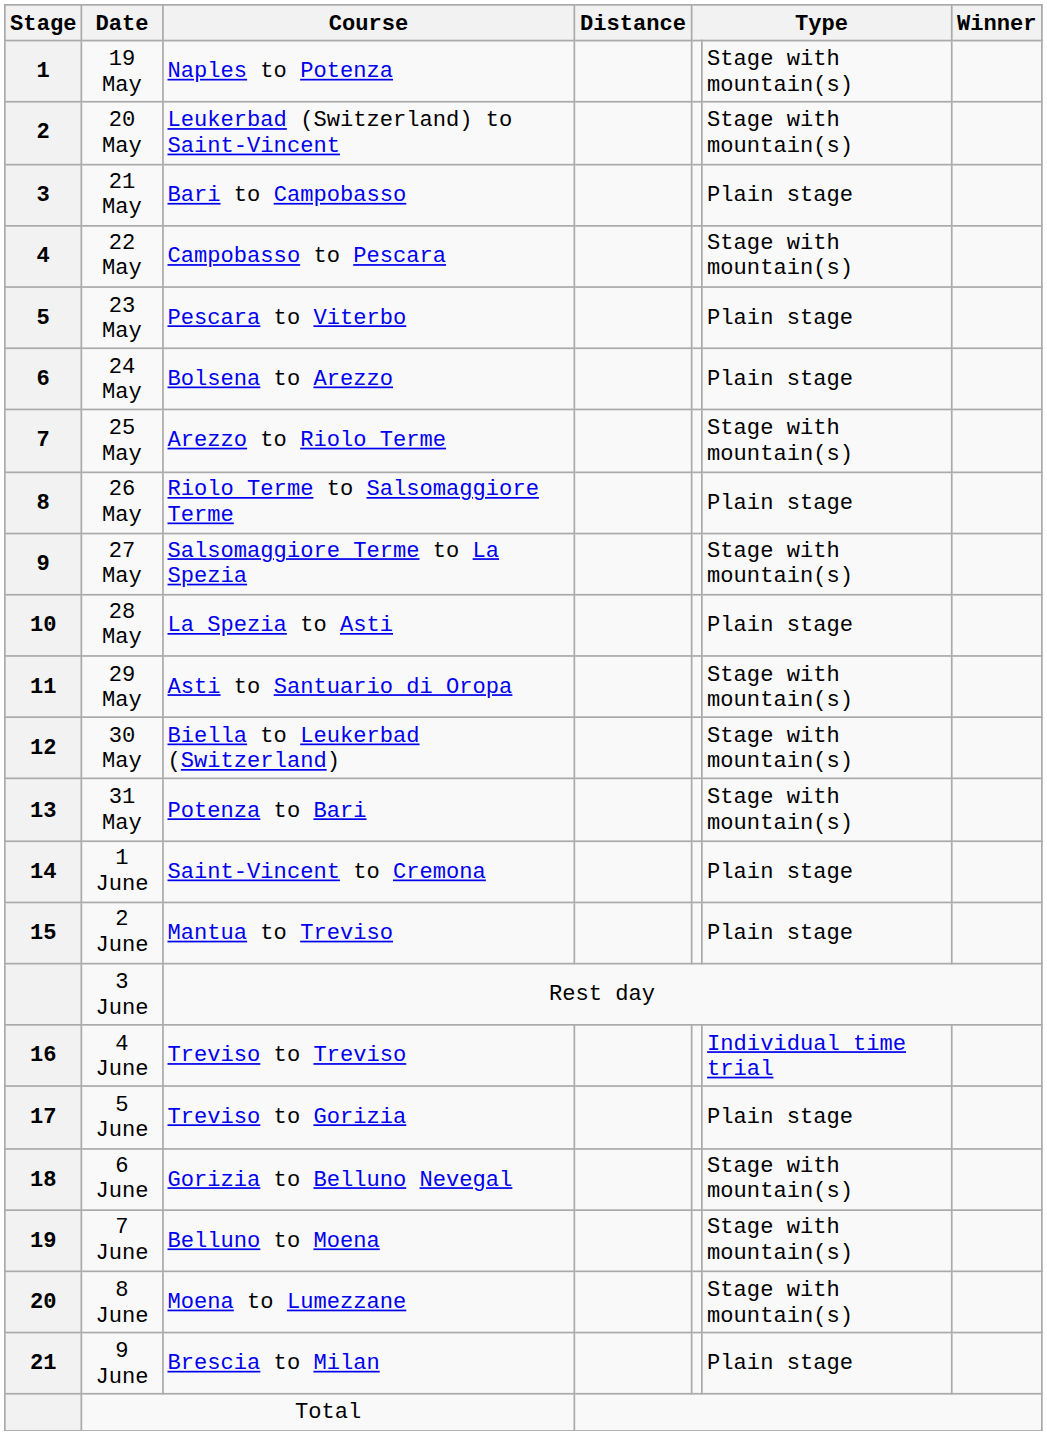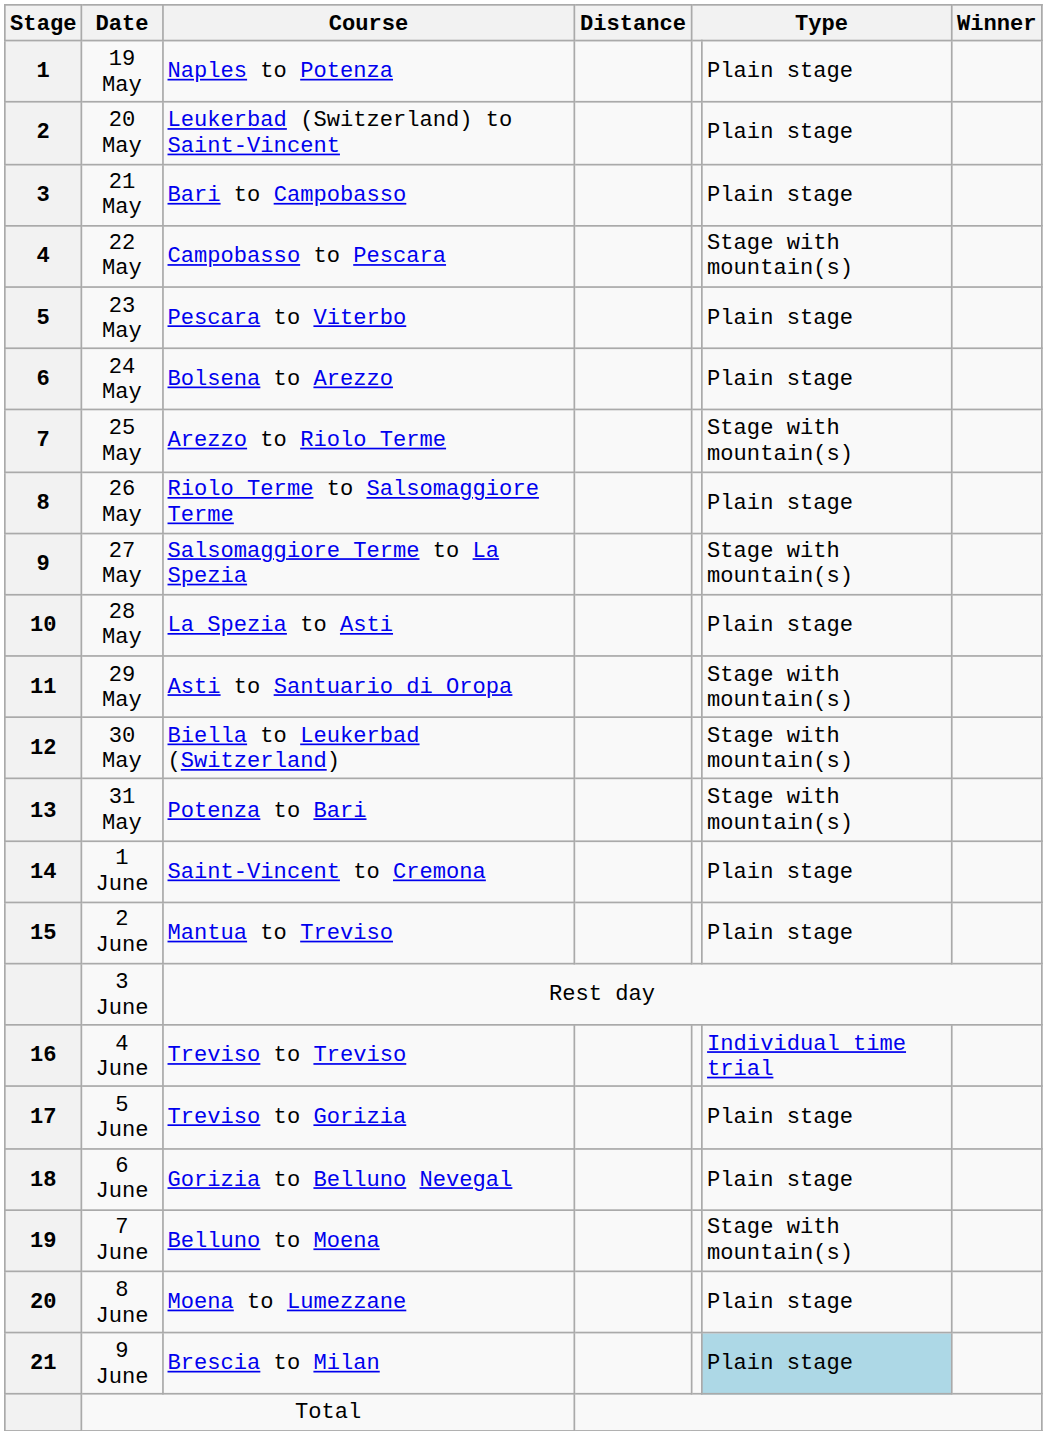(780, 72) Stage with mountain(s) -> (780, 72) Plain stage
(780, 133) Stage with mountain(s) -> (780, 133) Plain stage
(780, 1179) Stage with mountain(s) -> (780, 1179) Plain stage
(780, 1302) Stage with mountain(s) -> (780, 1302) Plain stage
(780, 1364) no background -> (780, 1364) lightblue background
